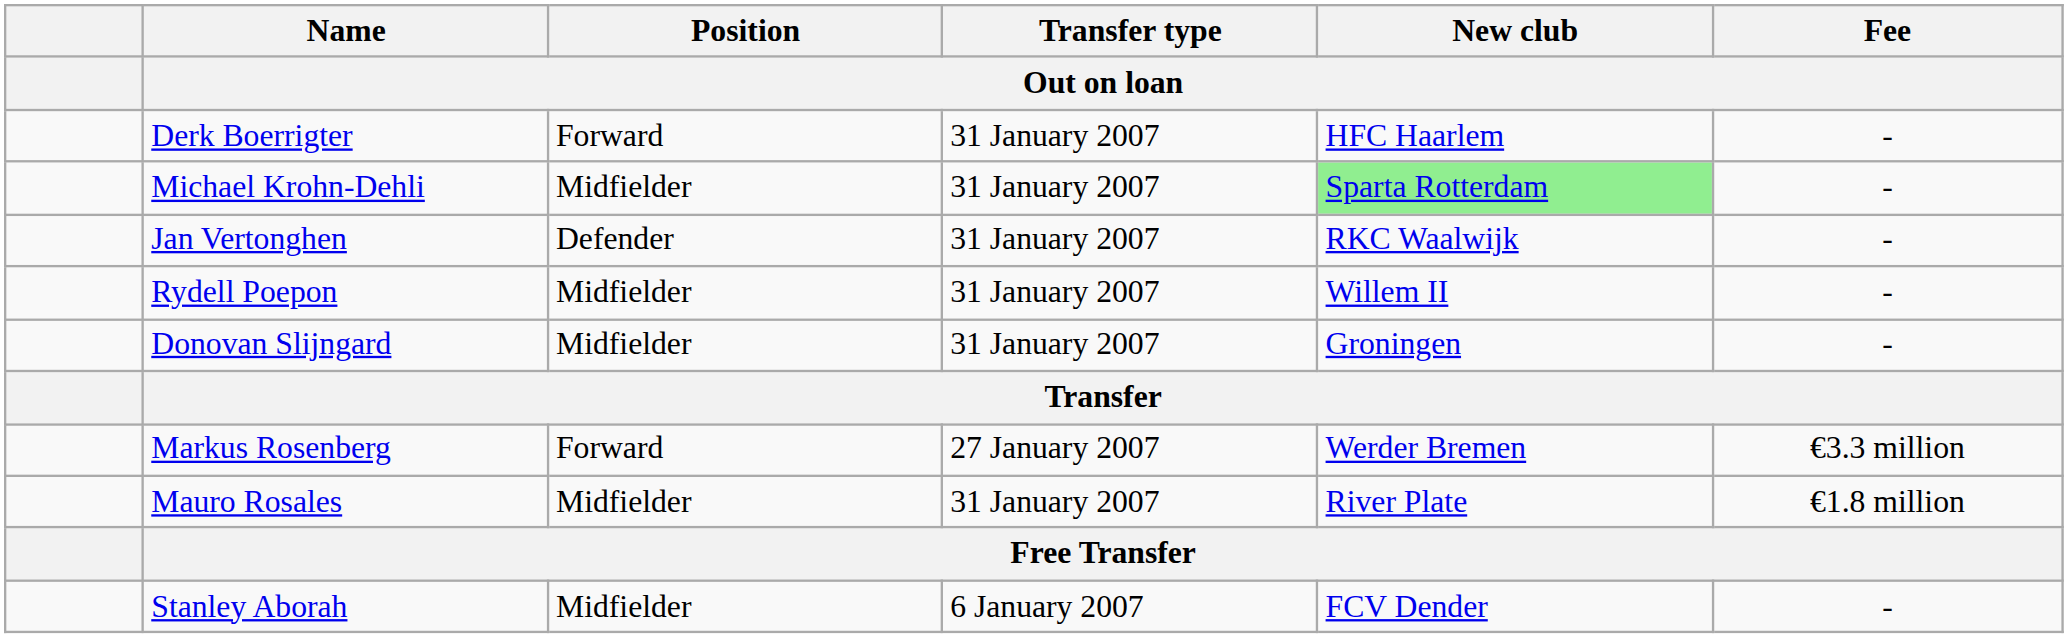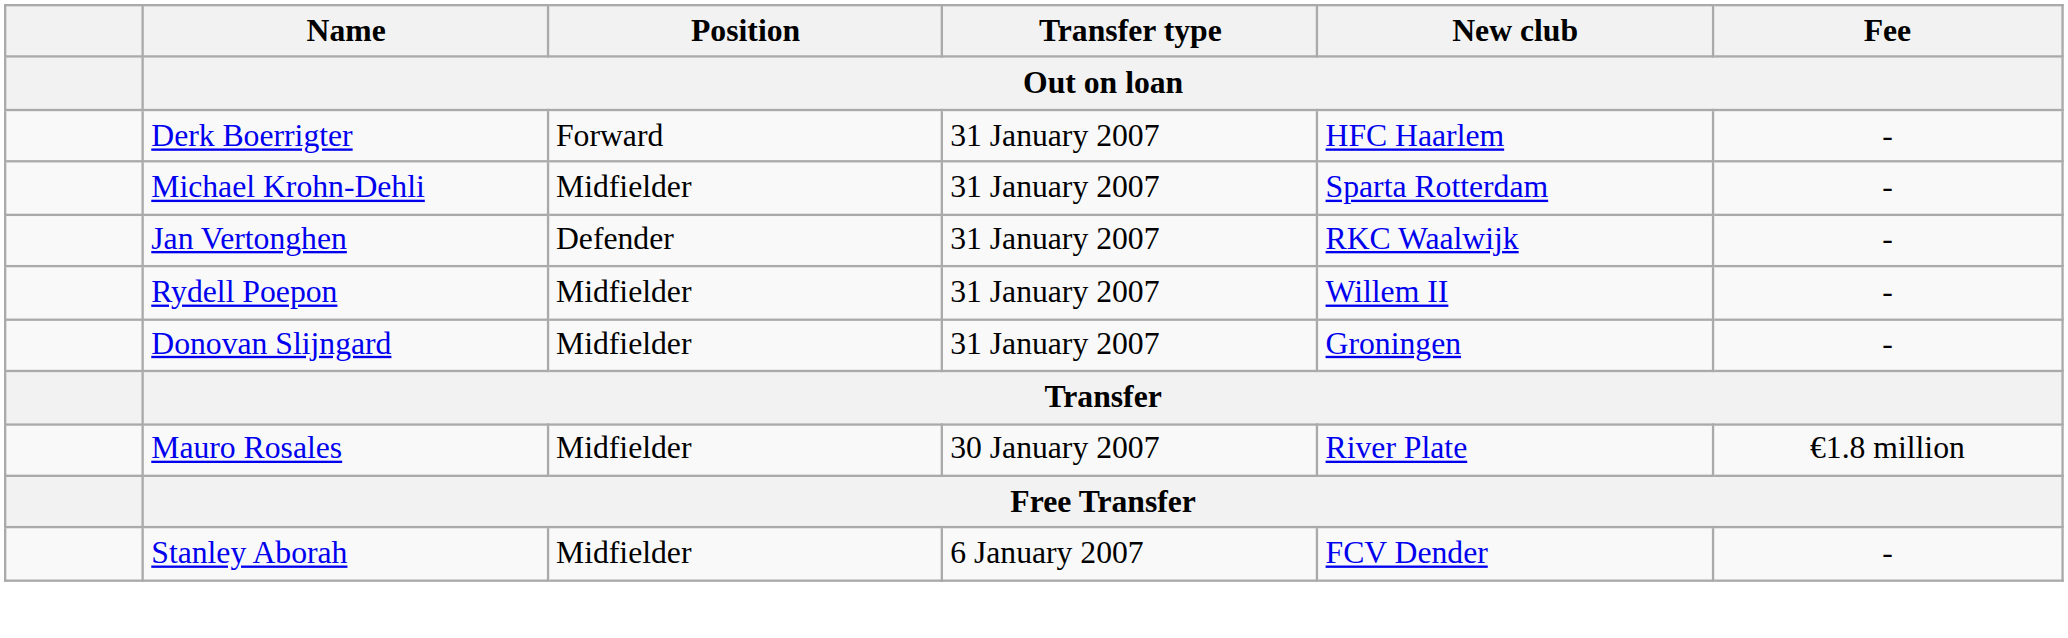(1437, 187) lightgreen background -> (1437, 187) no background
- row: (271, 448)
(1055, 500) 31 January 2007 -> (1055, 448) 30 January 2007
